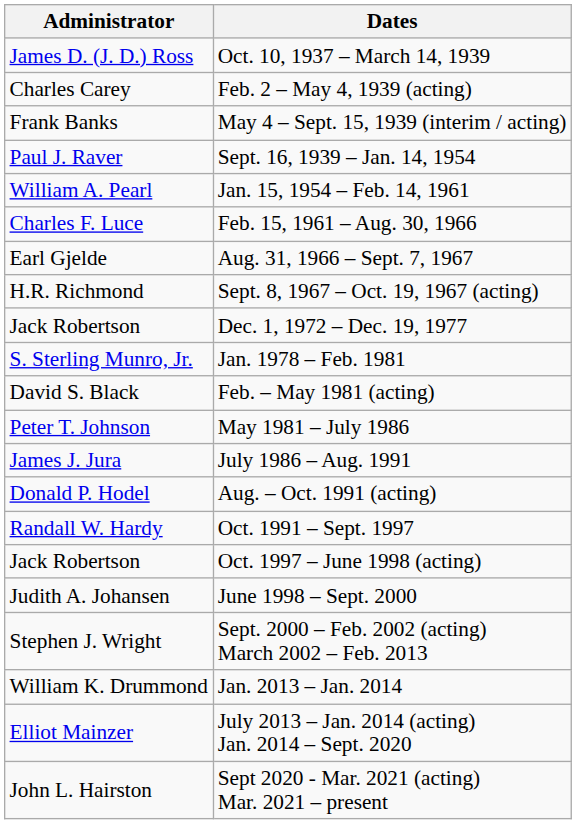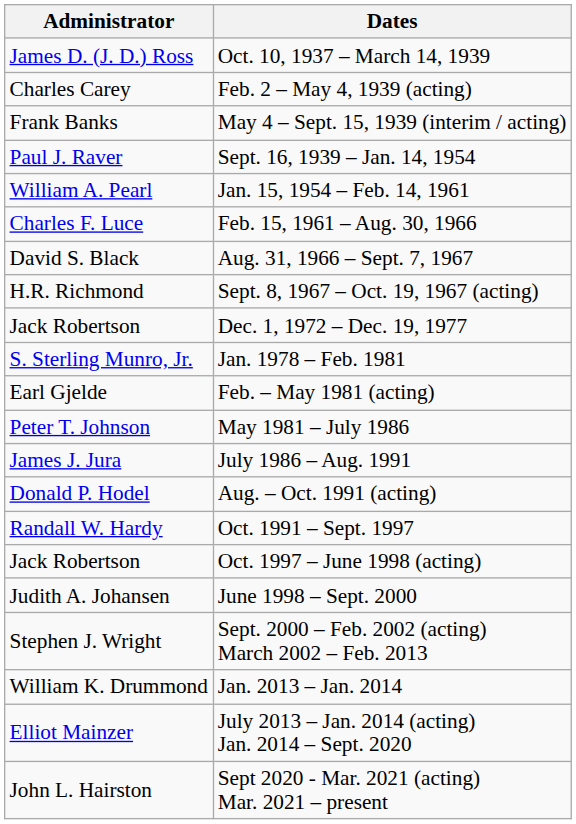(58, 257) Earl Gjelde -> (74, 257) David S. Black
(74, 392) David S. Black -> (58, 392) Earl Gjelde
